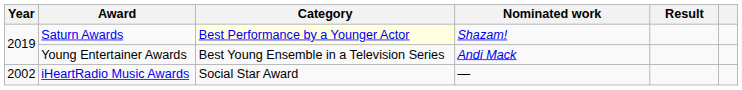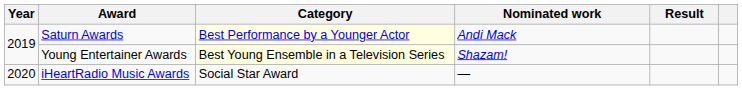(482, 34) Shazam! -> (487, 34) Andi Mack
(322, 54) no background -> (322, 54) lightyellow background
(487, 54) Andi Mack -> (482, 54) Shazam!
(21, 74) 2002 -> (21, 74) 2020
